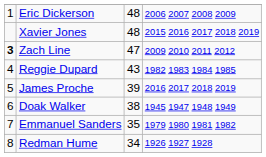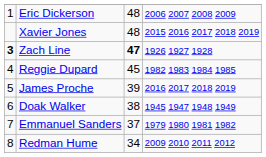(133, 50) normal -> (133, 50) bold
(190, 51) 2009 2010 2011 2012 -> (179, 51) 1926 1927 1928
(133, 69) 43 -> (133, 69) 45
(133, 124) 35 -> (133, 124) 37
(179, 143) 1926 1927 1928 -> (190, 143) 2009 2010 2011 2012
